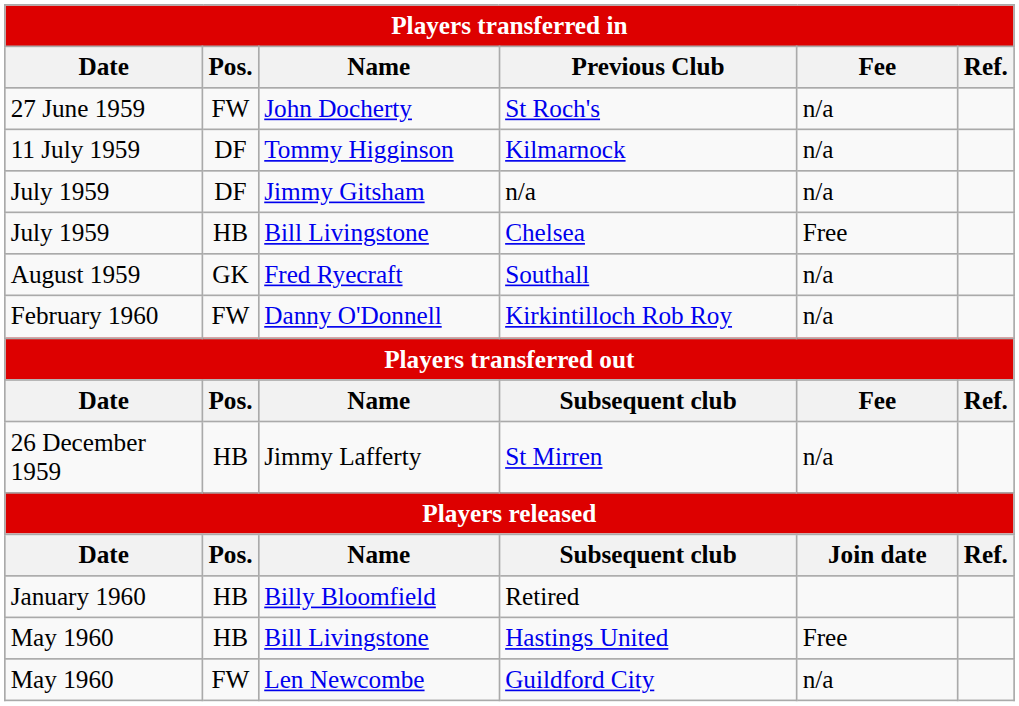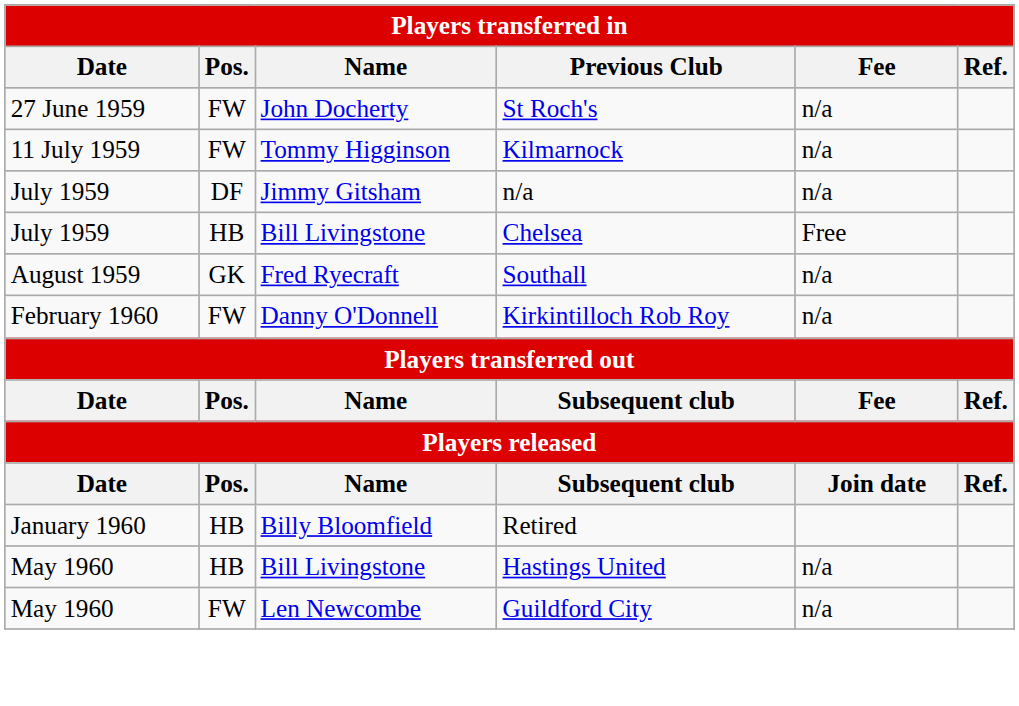(230, 150) DF -> (227, 150) FW
- row: (554, 456)
(825, 637) Free -> (817, 566) n/a
